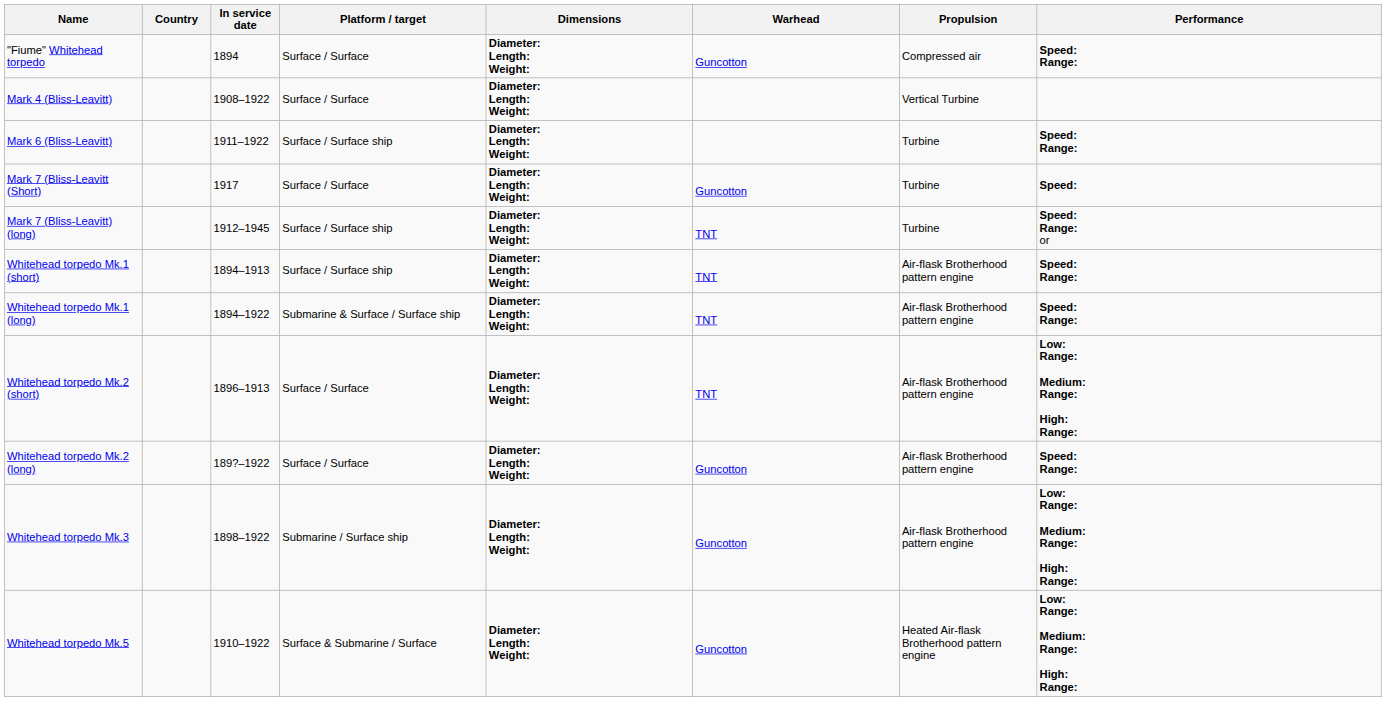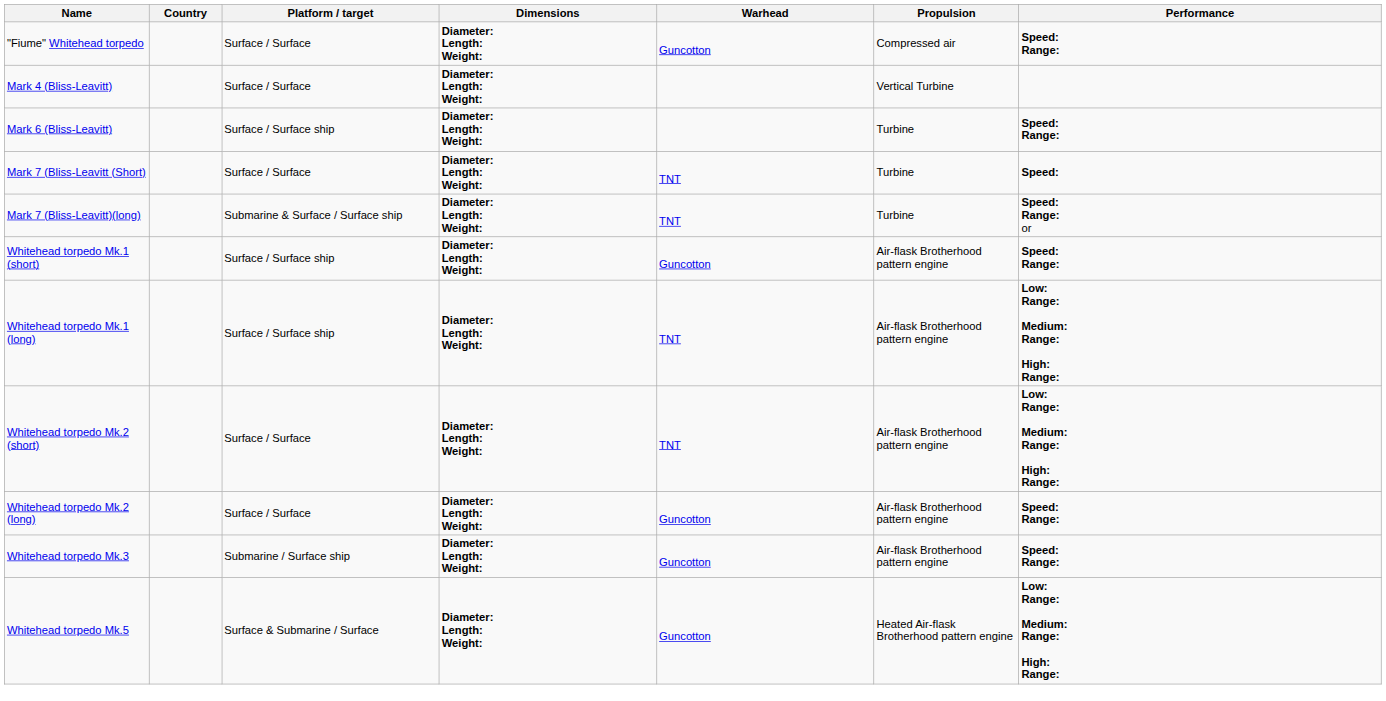- column: (245, 19)
(721, 191) Guncotton -> (670, 178) TNT
(337, 228) Surface / Surface ship -> (313, 215) Submarine & Surface / Surface ship
(706, 277) TNT -> (685, 264) Guncotton
(371, 314) Submarine & Surface / Surface ship -> (279, 333) Surface / Surface ship
(1059, 314) Speed: Range: -> (1044, 333) Low: Range: Medium: Range: High: Range:
(1063, 537) Low: Range: Medium: Range: High: Range: -> (1040, 556) Speed: Range:
